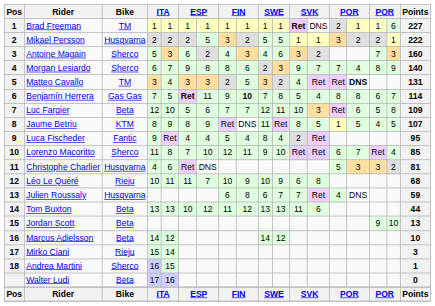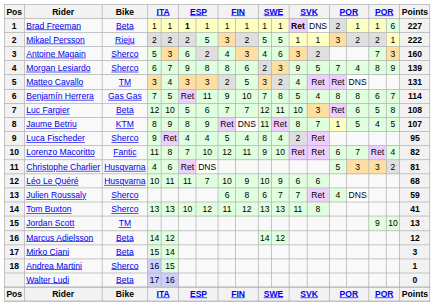(125, 25) TM -> (125, 25) Beta
(188, 25) normal -> (187, 25) bold
(125, 39) Husqvarna -> (125, 39) Rieju
(318, 68) 7 -> (318, 68) 5
(415, 68) 140 -> (415, 68) 139
(358, 82) bold -> (358, 82) normal
(188, 96) bold -> (187, 96) normal
(247, 96) bold -> (247, 96) normal
(415, 110) 109 -> (415, 110) 108
(318, 124) 5 -> (318, 124) 7
(125, 138) Fantic -> (125, 138) Sherco
(125, 153) Sherco -> (125, 153) Fantic
(415, 153) 85 -> (415, 153) 82
(125, 181) Rieju -> (125, 181) Husqvarna
(318, 181) 8 -> (318, 181) 6
(125, 195) Husqvarna -> (125, 195) Sherco
(125, 209) Beta -> (125, 209) Sherco
(318, 209) 6 -> (318, 209) 8
(415, 209) 44 -> (415, 209) 41
(125, 223) Beta -> (125, 223) TM
(415, 237) 10 -> (415, 237) 12
(125, 251) Rieju -> (125, 251) Beta
